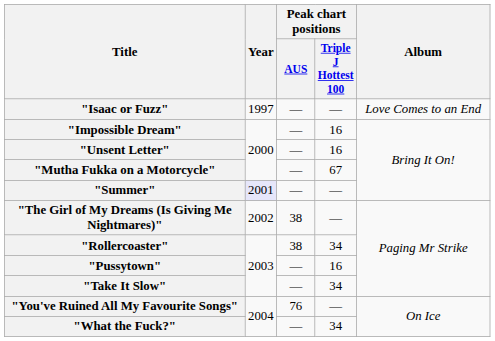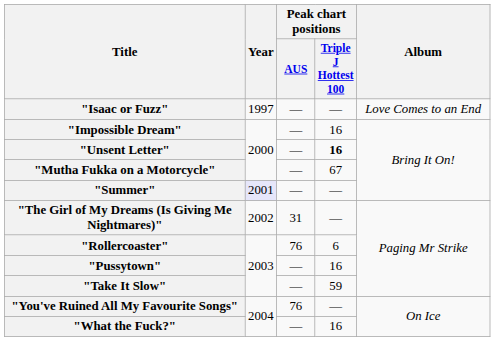(336, 149) normal -> (336, 149) bold
(296, 217) 38 -> (296, 217) 31
(296, 245) 38 -> (296, 245) 76
(336, 245) 34 -> (336, 245) 6
(336, 285) 34 -> (336, 285) 59
(336, 326) 34 -> (336, 326) 16
